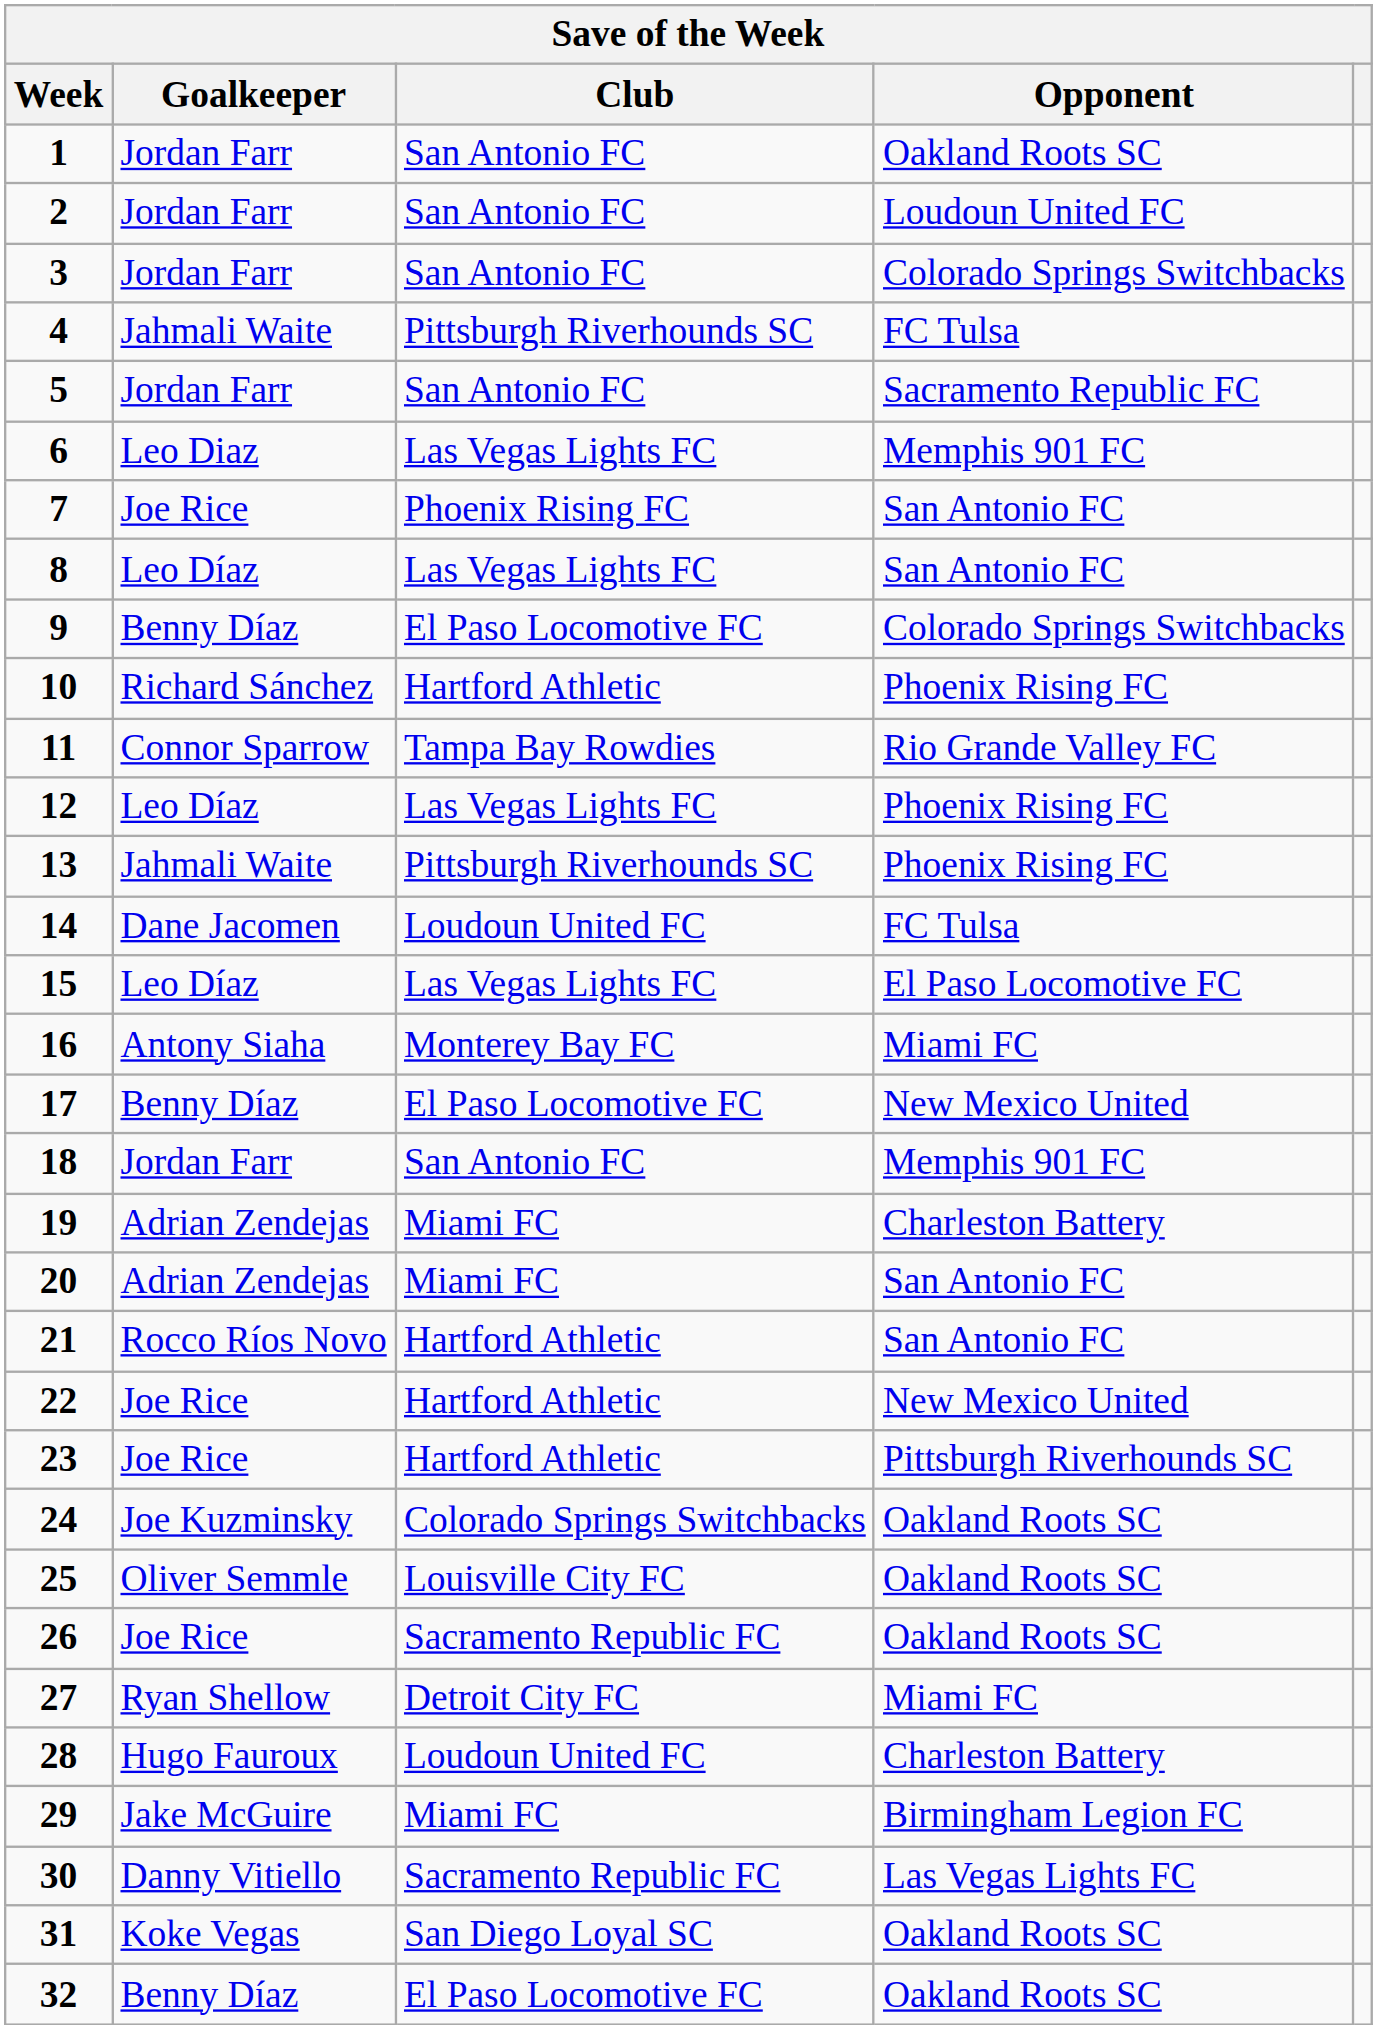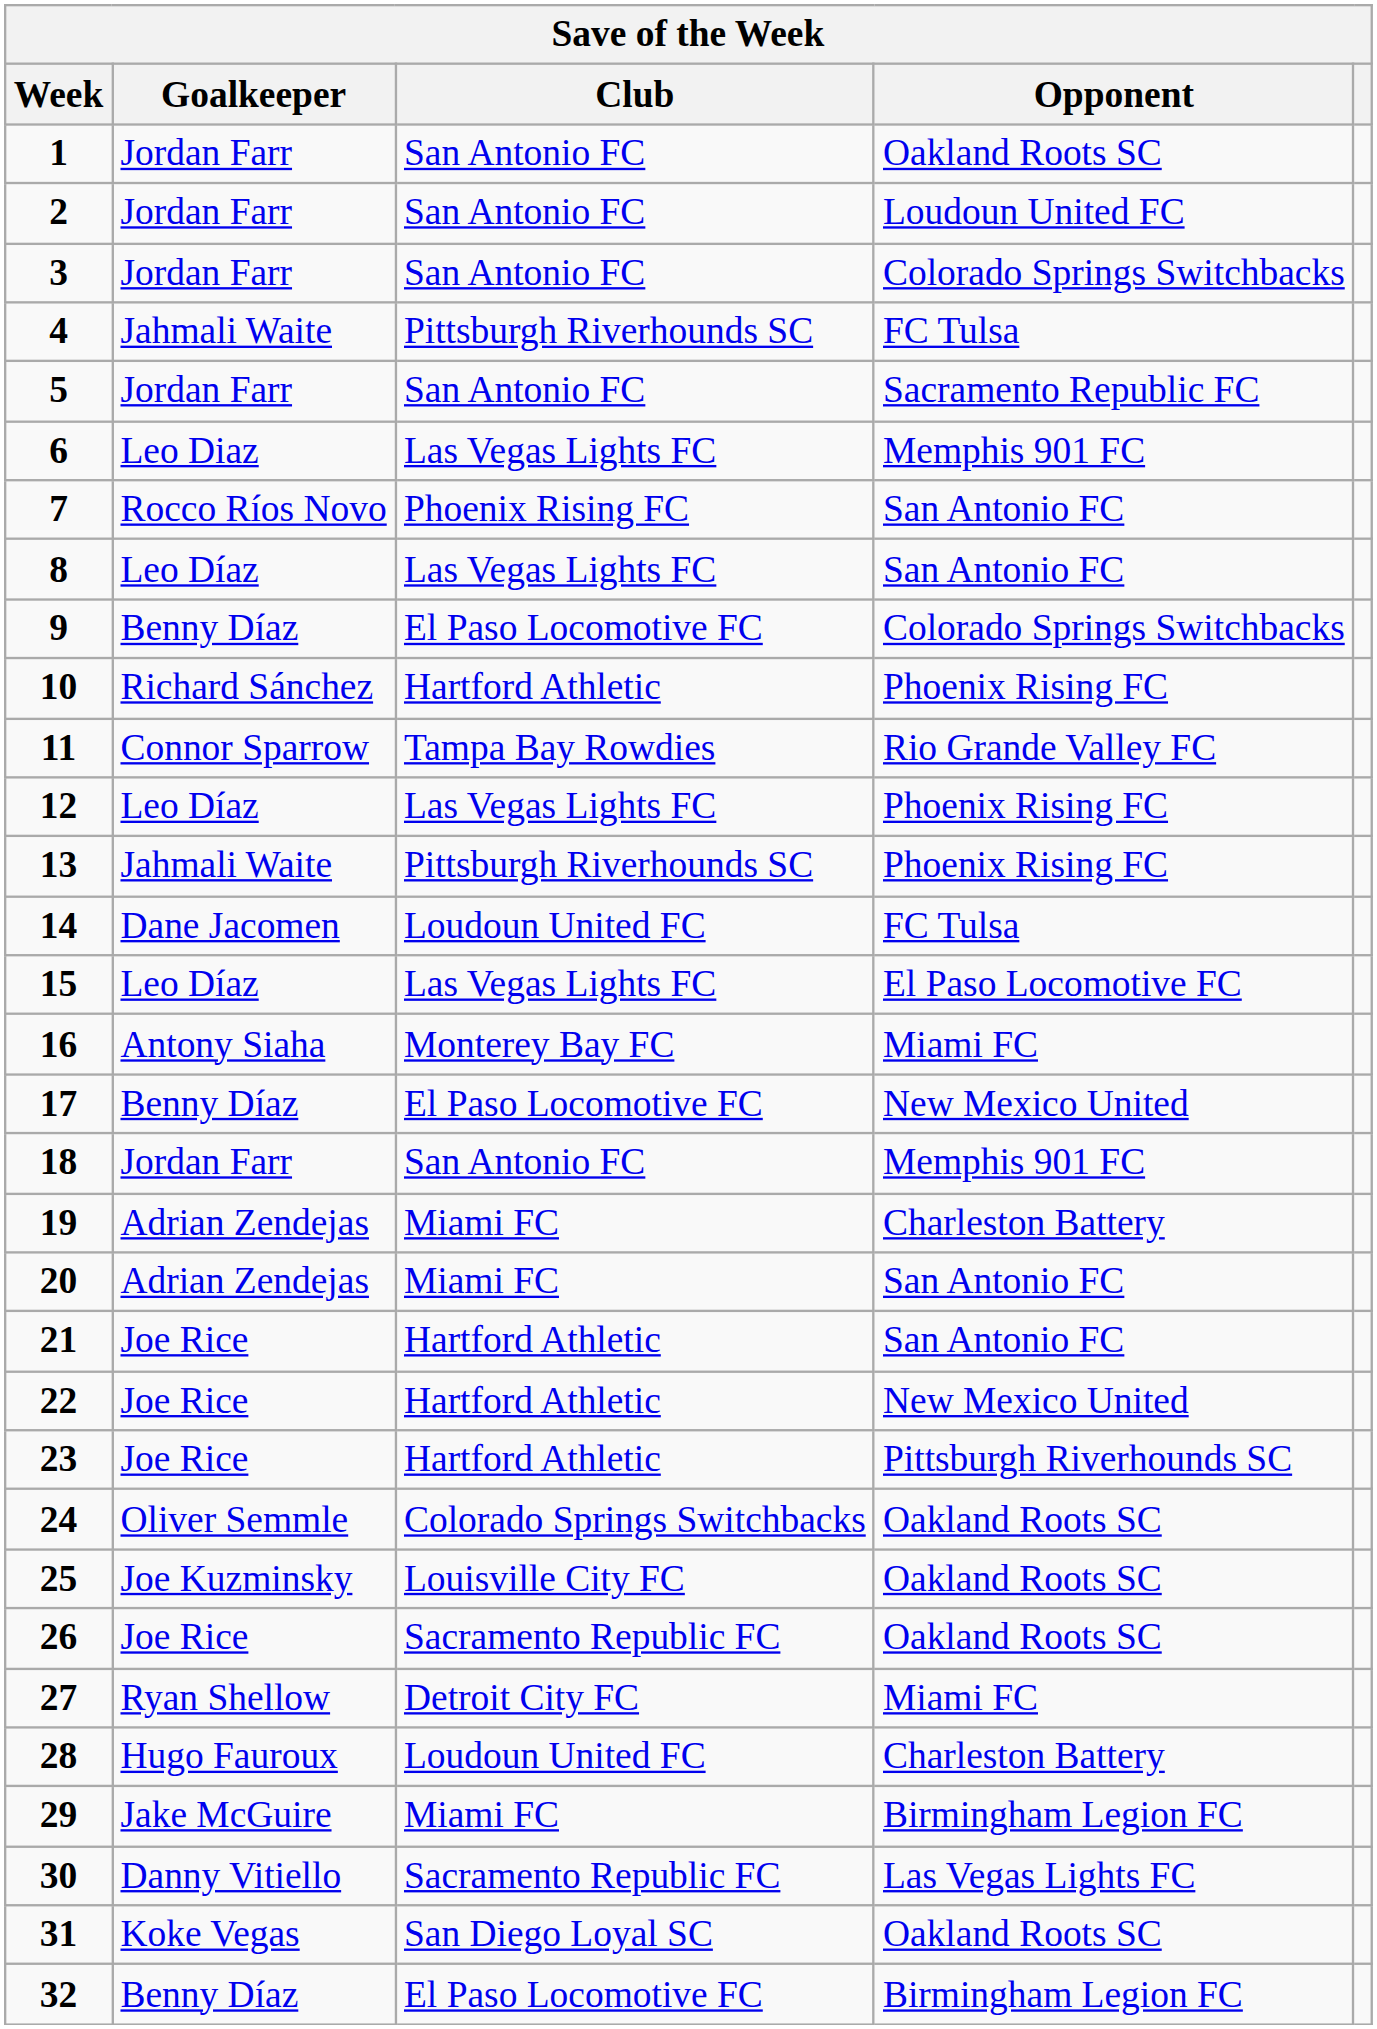(184, 509) Joe Rice -> (254, 509) Rocco Ríos Novo
(254, 1340) Rocco Ríos Novo -> (184, 1340) Joe Rice
(236, 1518) Joe Kuzminsky -> (234, 1518) Oliver Semmle
(234, 1578) Oliver Semmle -> (236, 1578) Joe Kuzminsky
(1022, 1993) Oakland Roots SC -> (1063, 1993) Birmingham Legion FC
